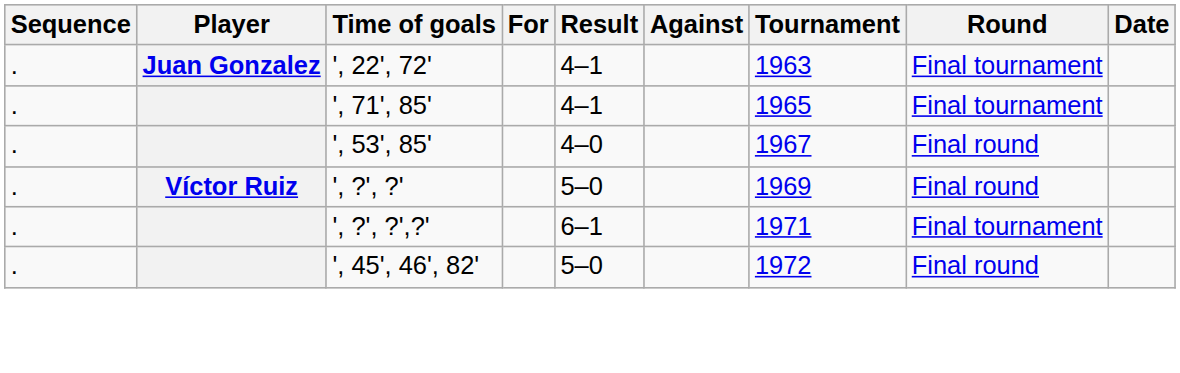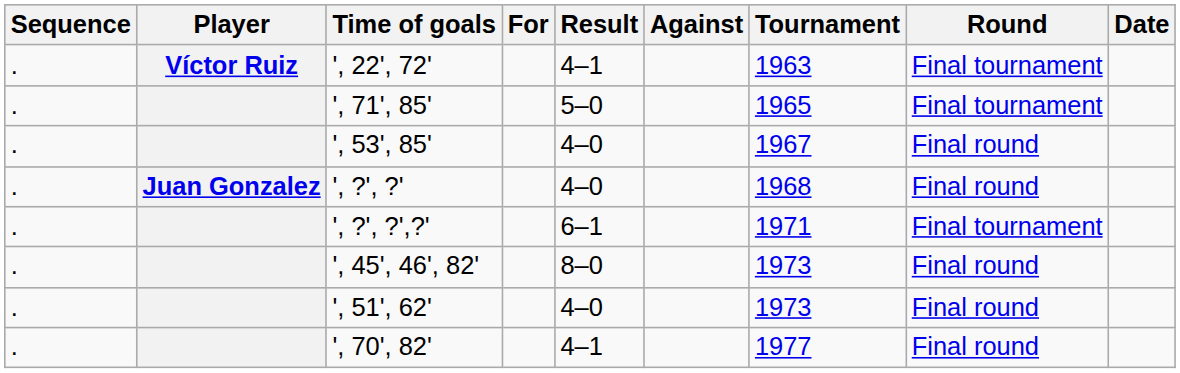(232, 65) Juan Gonzalez -> (232, 65) Víctor Ruiz
(582, 105) 4–1 -> (582, 105) 5–0
(232, 186) Víctor Ruiz -> (232, 186) Juan Gonzalez
(582, 186) 5–0 -> (582, 186) 4–0
(783, 186) 1969 -> (783, 186) 1968
(582, 266) 5–0 -> (582, 266) 8–0
(783, 266) 1972 -> (783, 266) 1973
+ row: (382, 307)
+ row: (382, 347)
